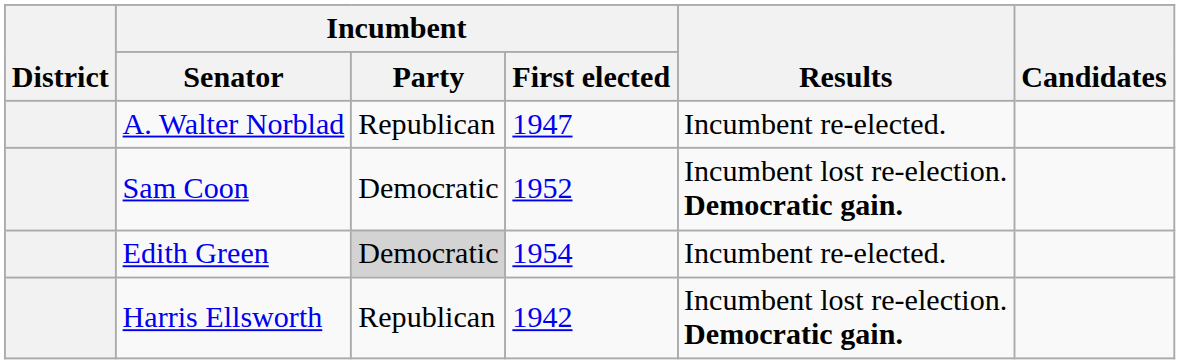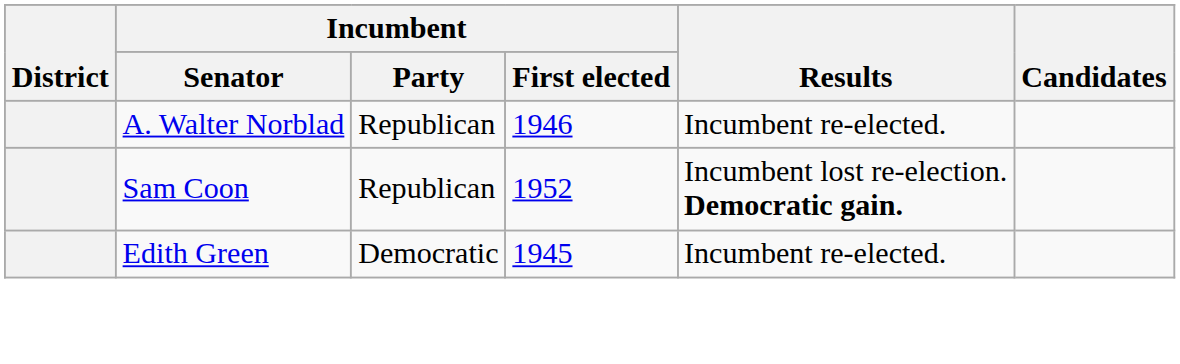(542, 123) 1947 -> (542, 123) 1946
(428, 188) Democratic -> (427, 188) Republican
(428, 253) lightgrey background -> (428, 253) no background
(542, 253) 1954 -> (542, 253) 1945
- row: (222, 317)
